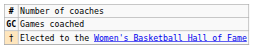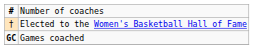rows swapped: (11, 24) <-> (11, 38)
